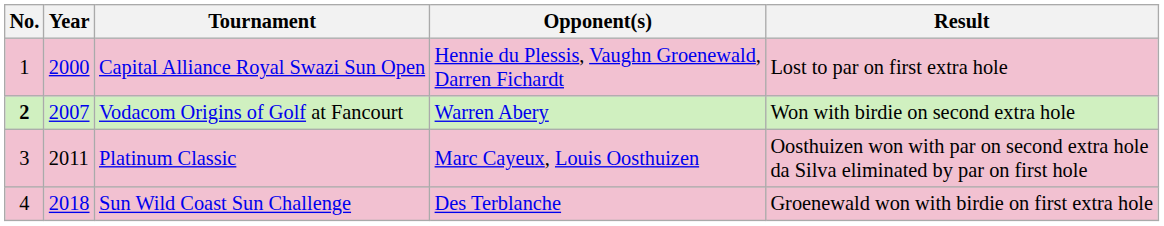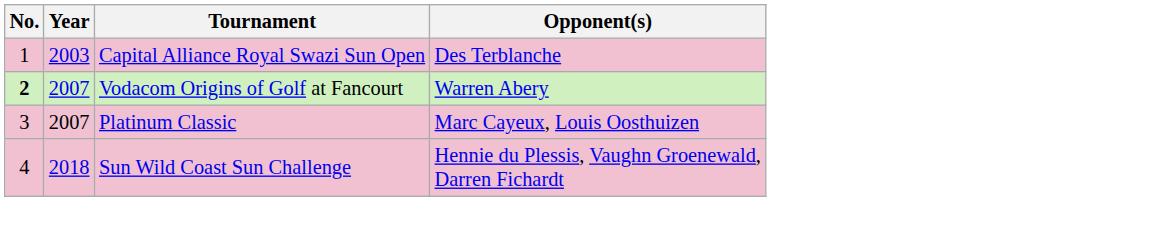- column: (962, 21)
(69, 67) 2000 -> (69, 55) 2003
(598, 67) Hennie du Plessis, Vaughn Groenewald, Darren Fichardt -> (498, 55) Des Terblanche
(69, 158) 2011 -> (69, 122) 2007
(498, 204) Des Terblanche -> (598, 167) Hennie du Plessis, Vaughn Groenewald, Darren Fichardt
